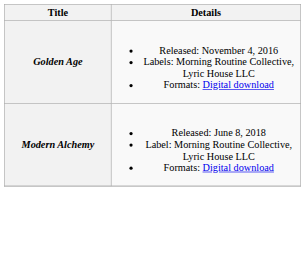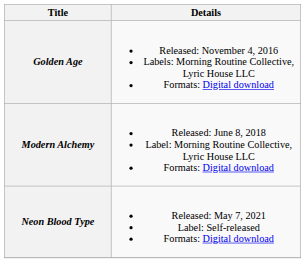+ row: (58, 221)
